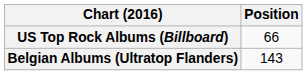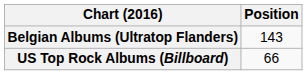rows swapped: (123, 59) <-> (123, 37)
